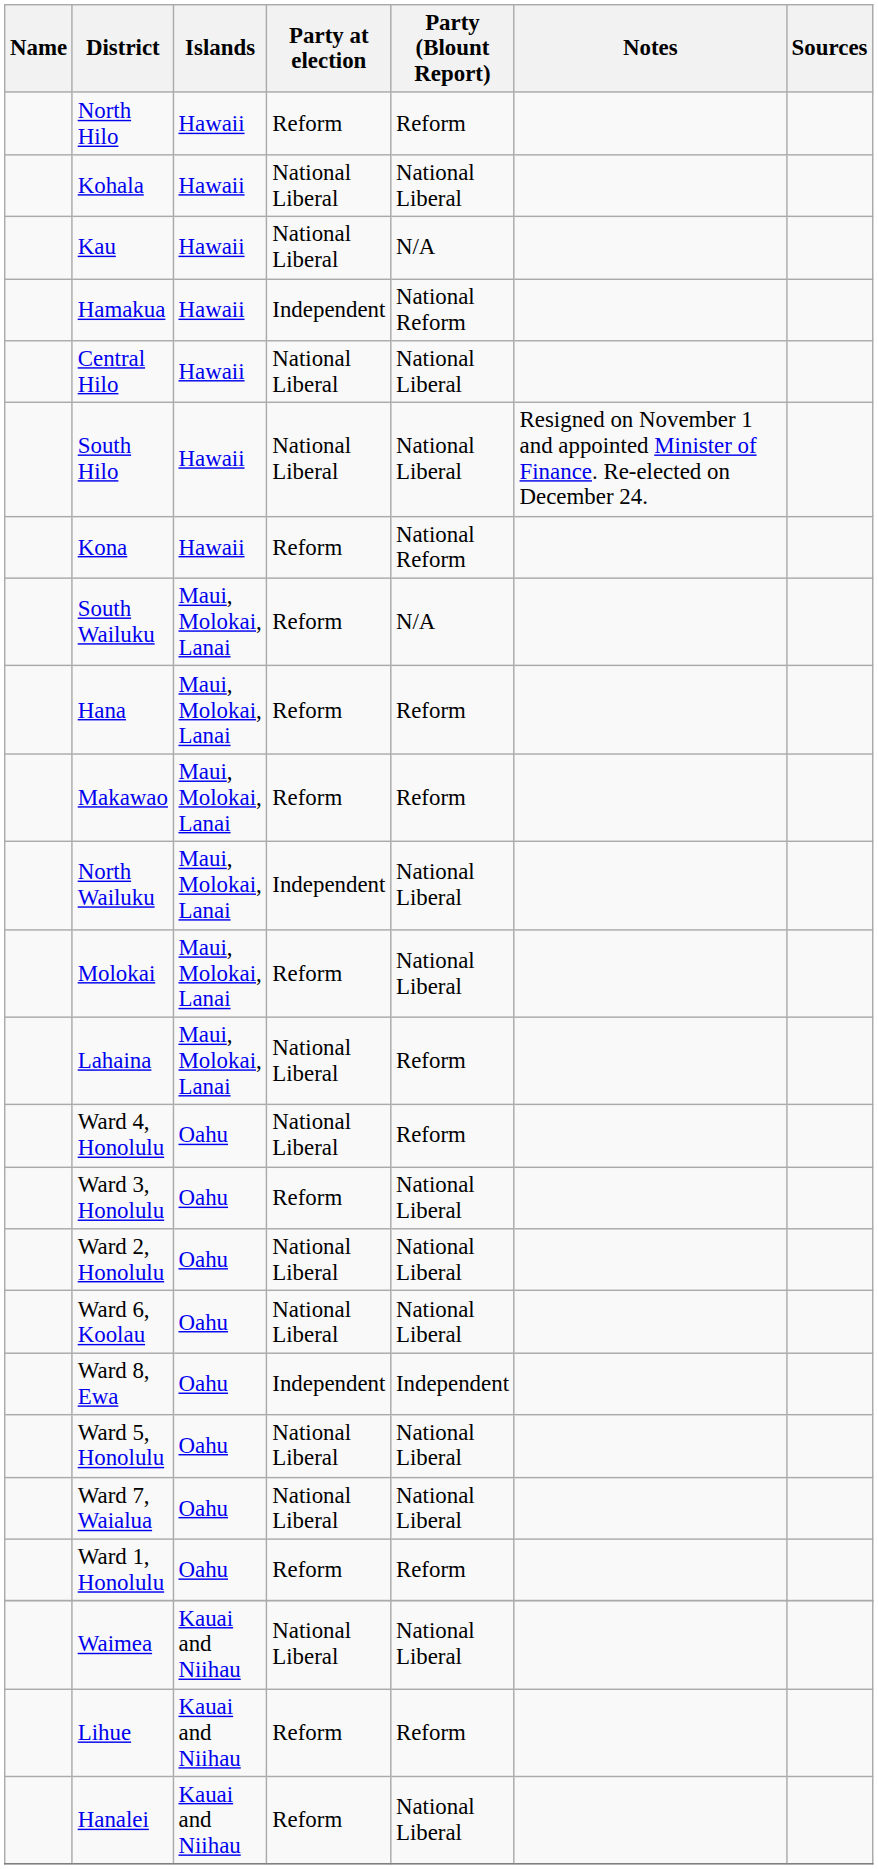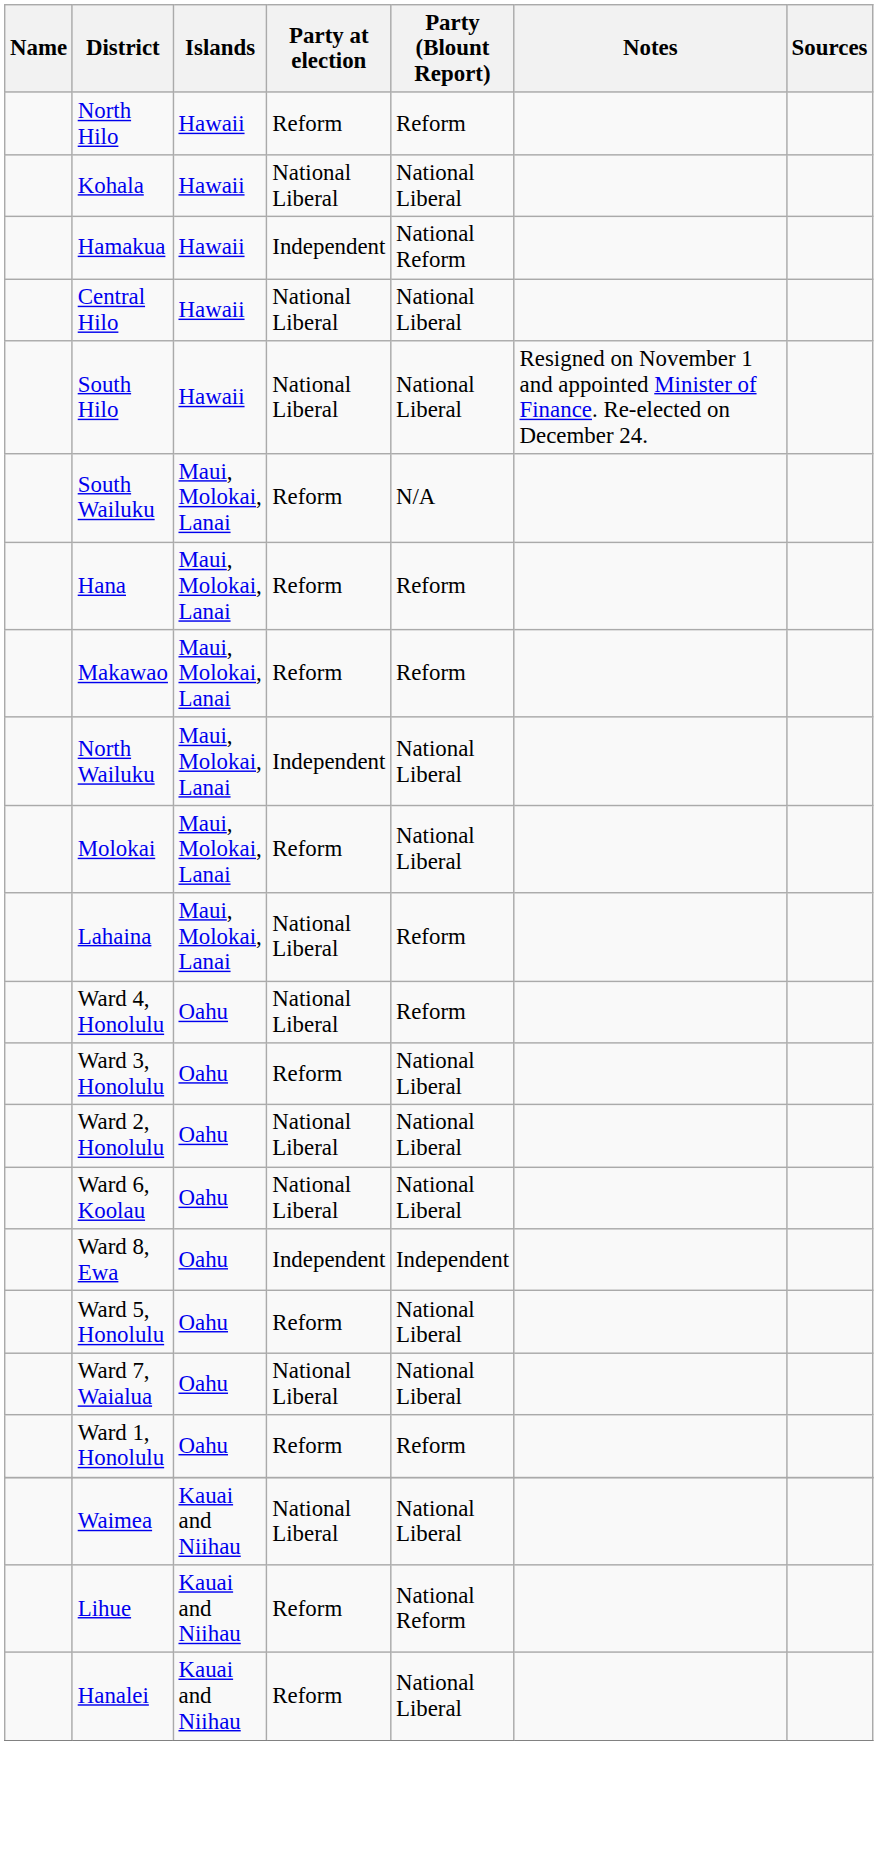- row: (97, 247)
- row: (102, 546)
(312, 1445) National Liberal -> (307, 1321) Reform
(431, 1732) Reform -> (435, 1608) National Reform
